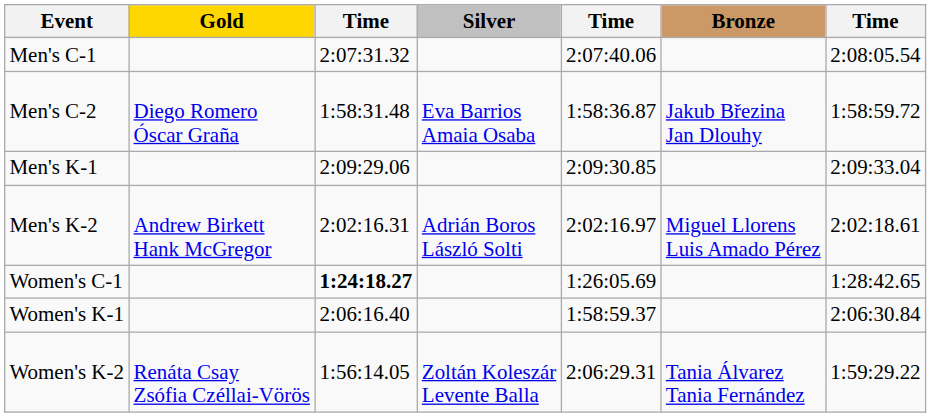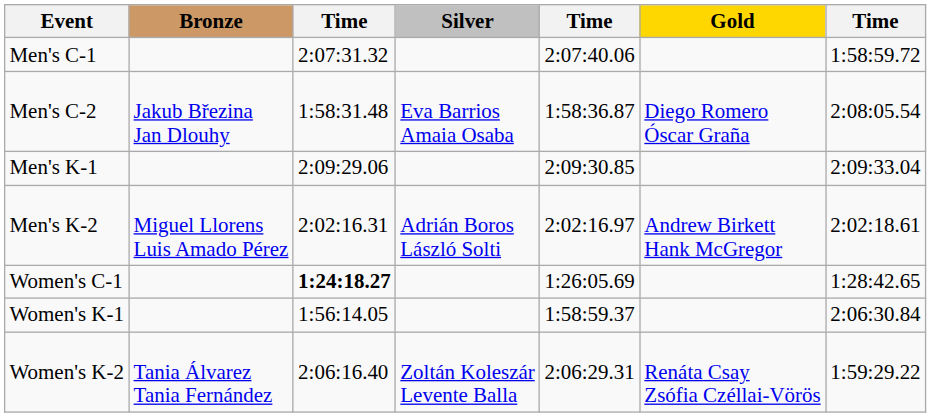columns swapped: (222, 21) <-> (743, 21)
(875, 54) 2:08:05.54 -> (875, 54) 1:58:59.72
(875, 111) 1:58:59.72 -> (875, 111) 2:08:05.54
(365, 314) 2:06:16.40 -> (343, 314) 1:56:14.05
(365, 371) 1:56:14.05 -> (343, 371) 2:06:16.40
